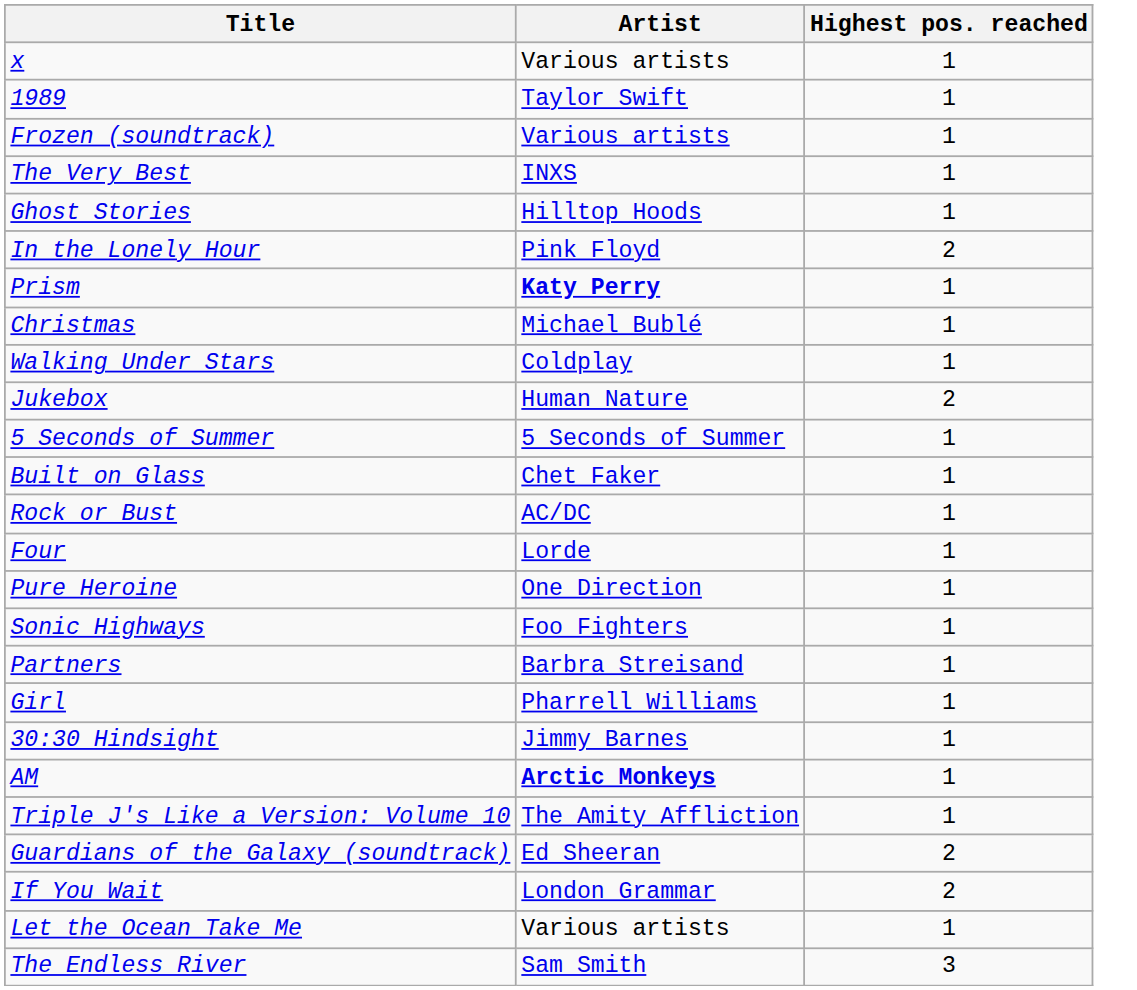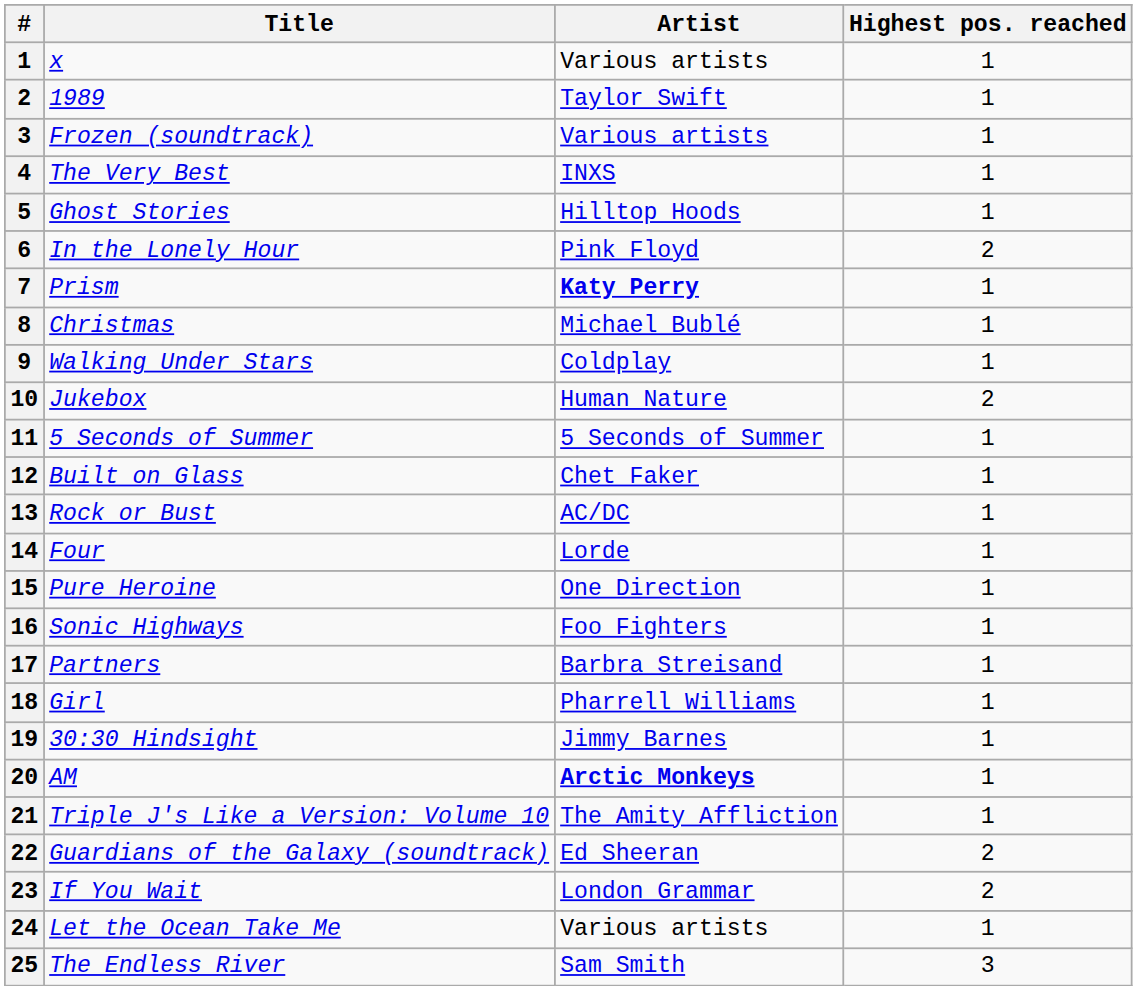+ column: (24, 24)
